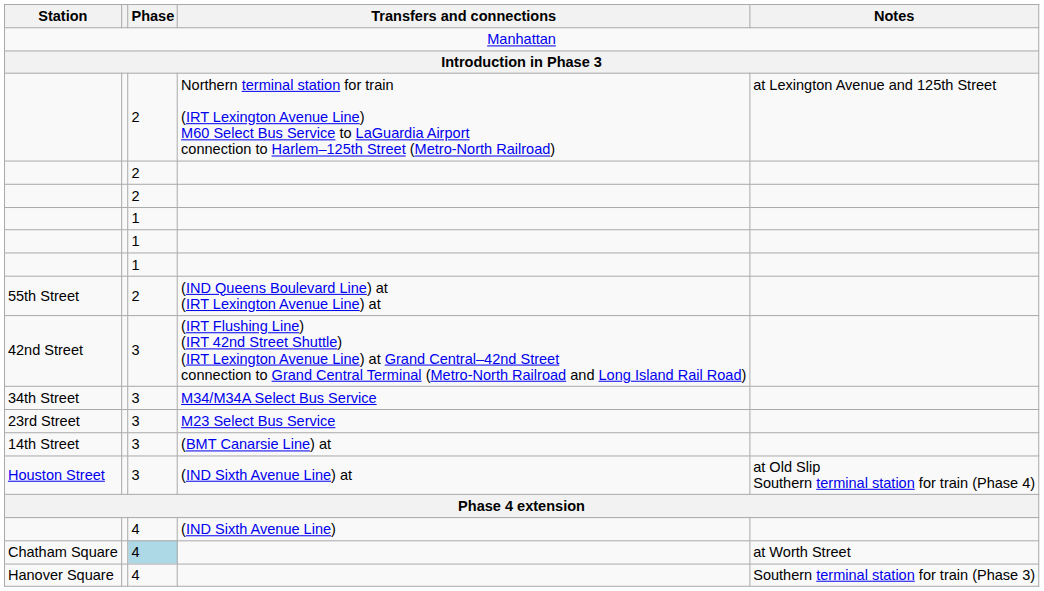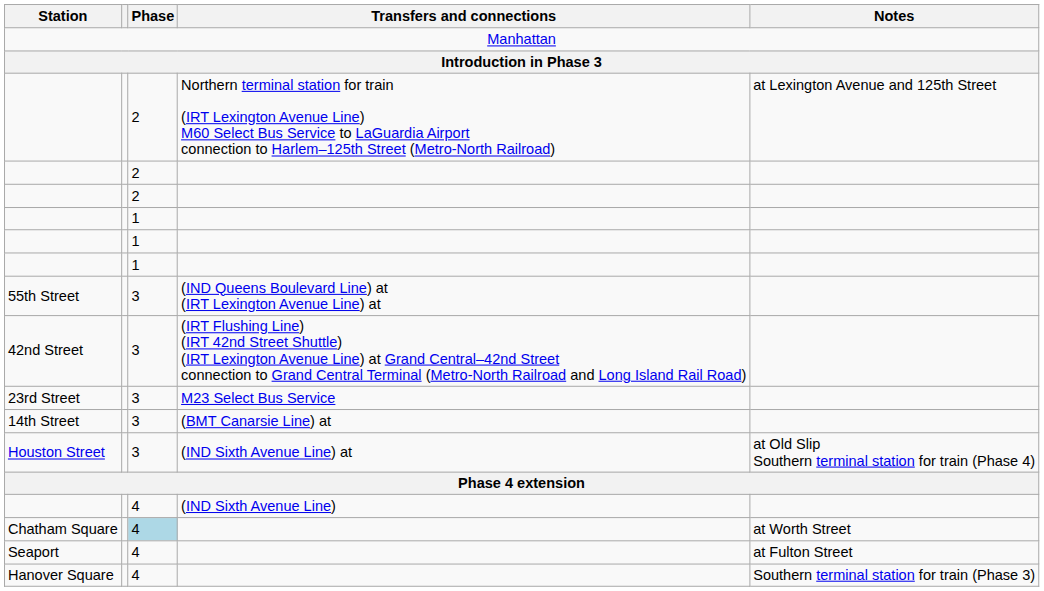(135, 296) 2 -> (135, 296) 3
- row: (43, 398)
+ row: (33, 552)
